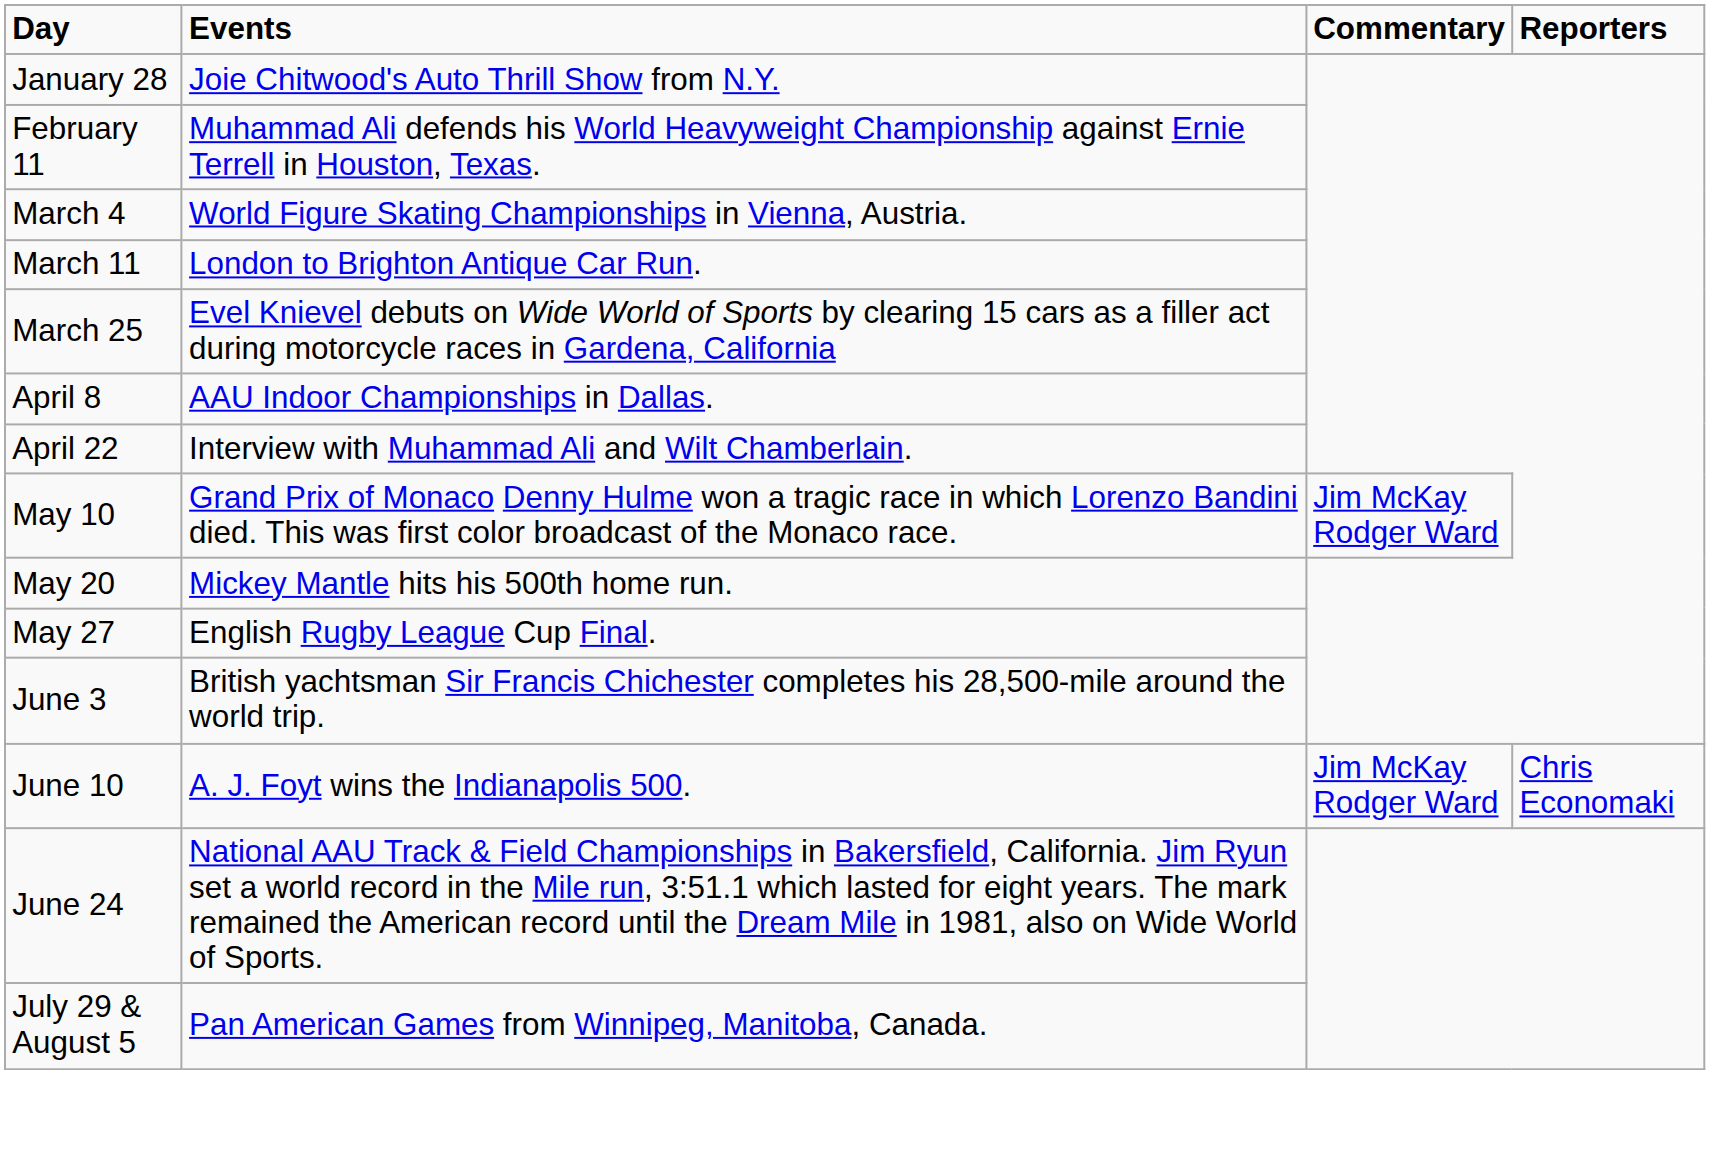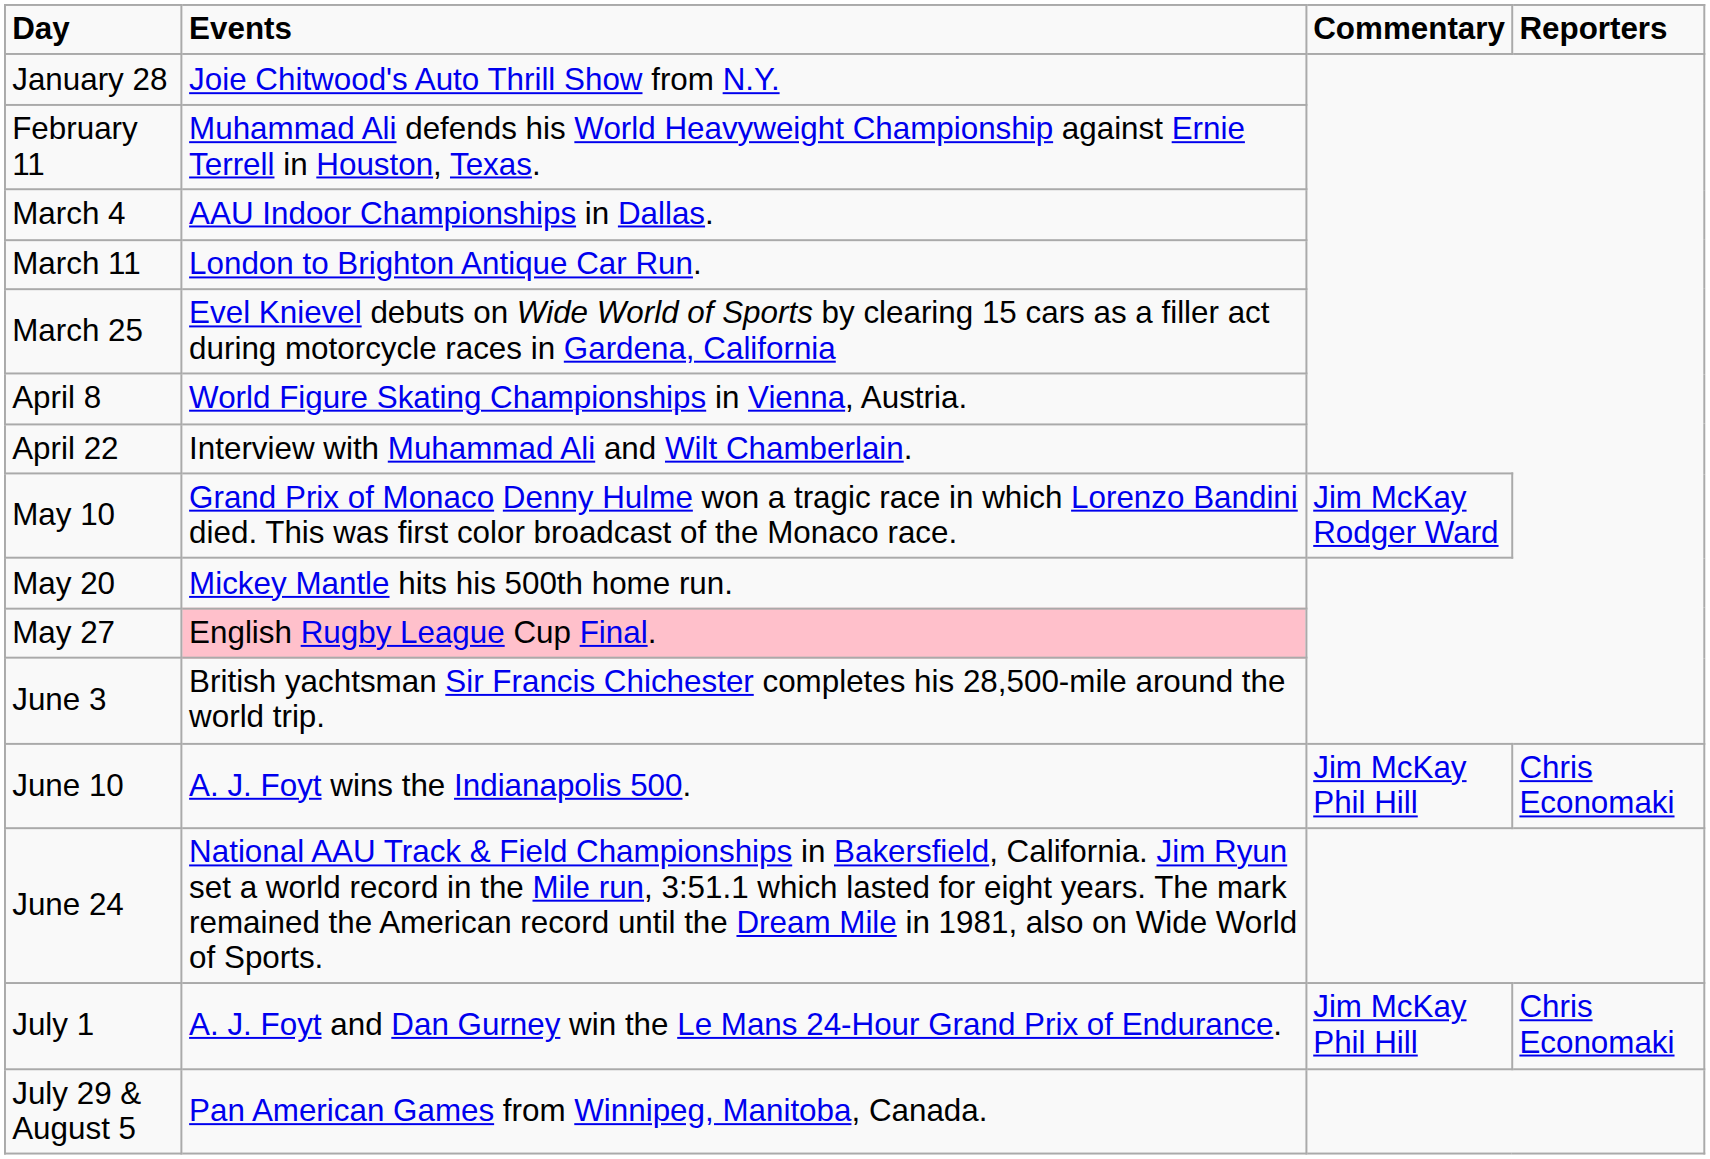(578, 213) World Figure Skating Championships in Vienna, Austria. -> (451, 213) AAU Indoor Championships in Dallas.
(451, 398) AAU Indoor Championships in Dallas. -> (578, 398) World Figure Skating Championships in Vienna, Austria.
(423, 632) no background -> (423, 632) pink background
(1406, 784) Jim McKay Rodger Ward -> (1390, 784) Jim McKay Phil Hill
+ row: (53, 1025)
